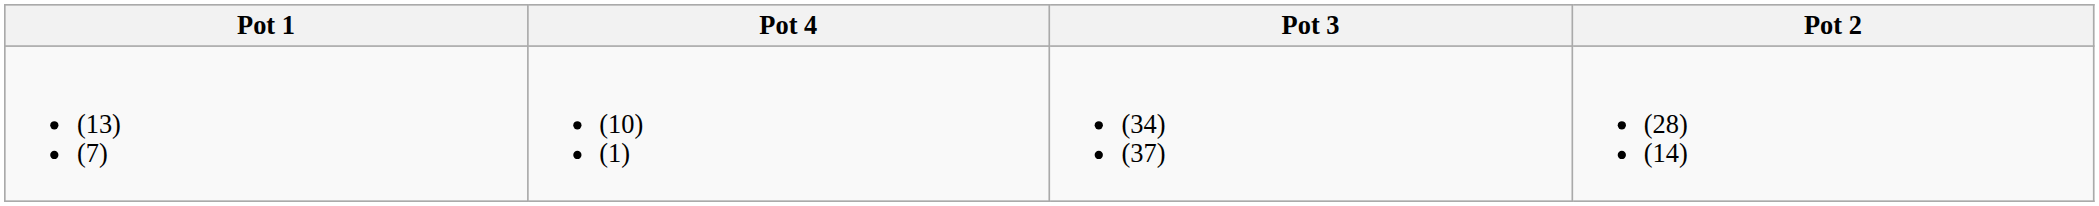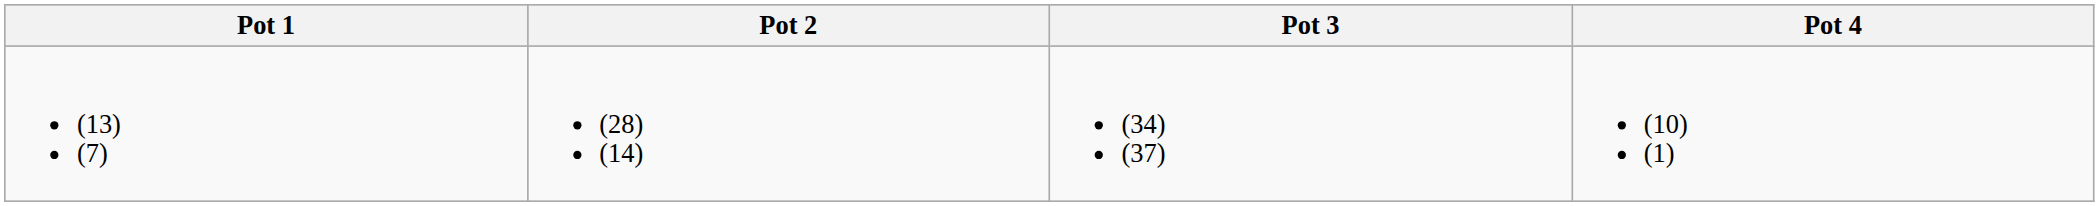columns swapped: (1833, 25) <-> (788, 25)
